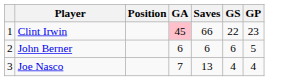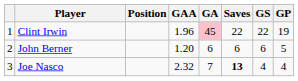+ column: (184, 13)
(207, 31) 66 -> (237, 31) 22
(253, 31) 23 -> (283, 31) 19
(207, 66) normal -> (237, 66) bold
